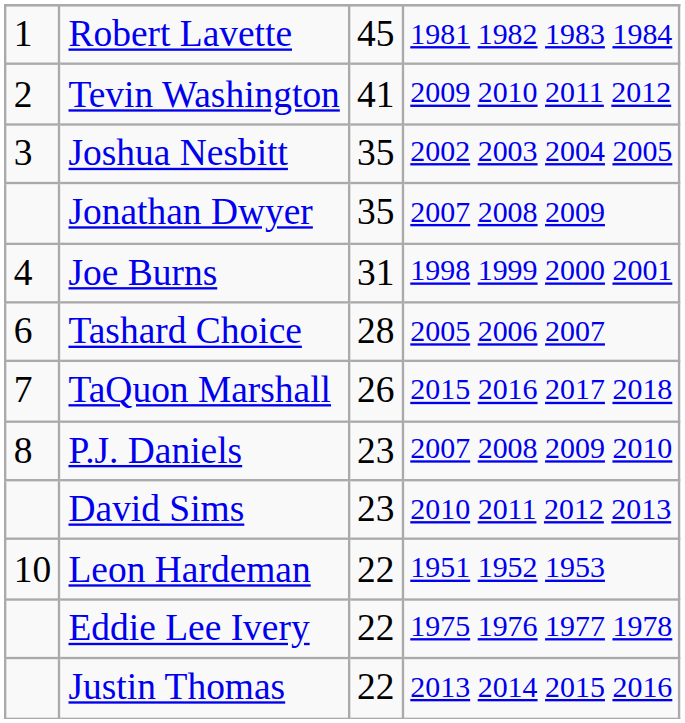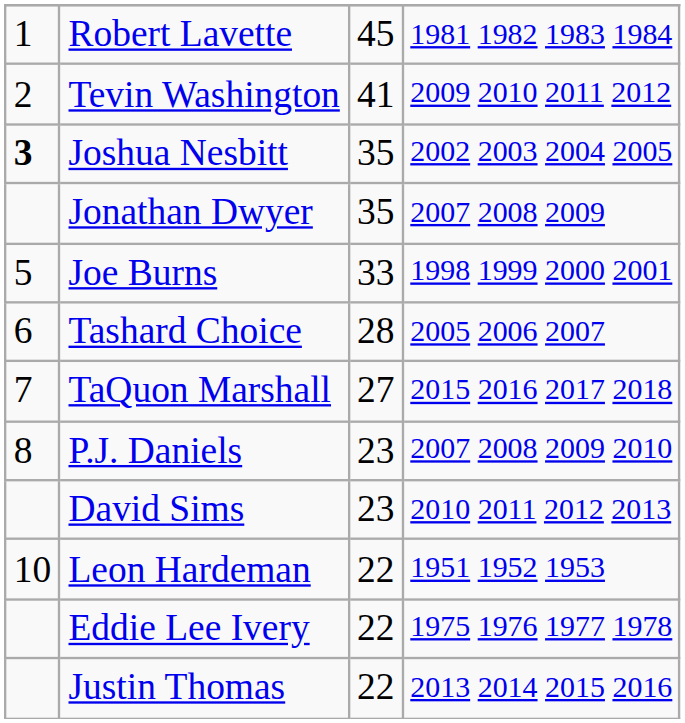(23, 152) normal -> (23, 152) bold
(23, 271) 4 -> (23, 271) 5
(376, 271) 31 -> (376, 271) 33
(376, 390) 26 -> (376, 390) 27
